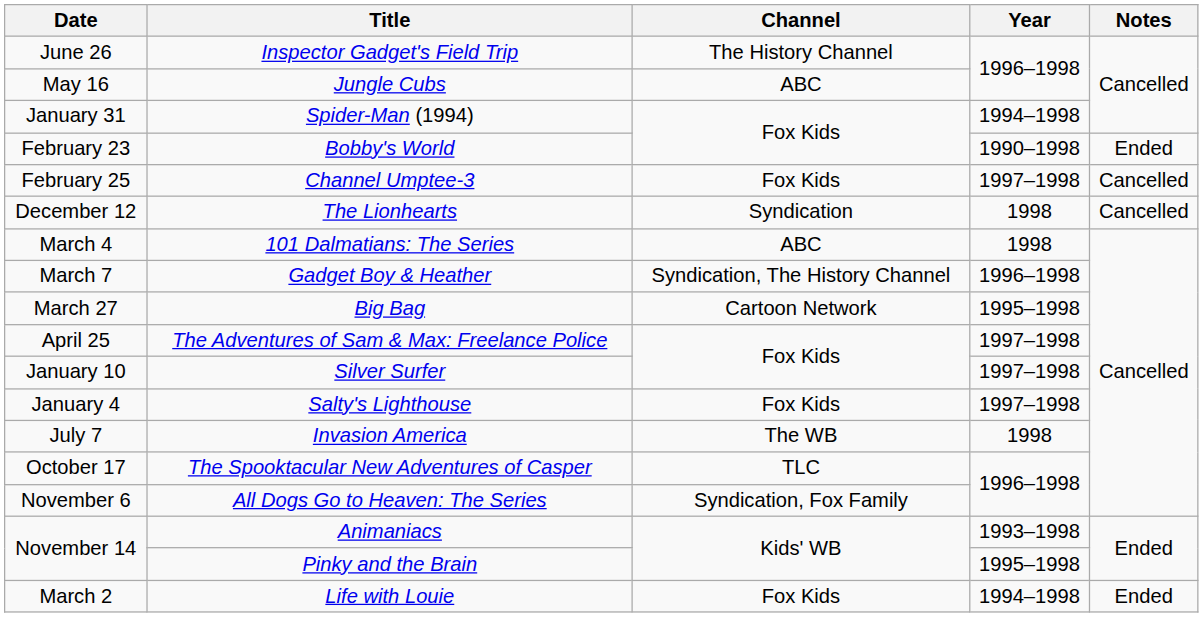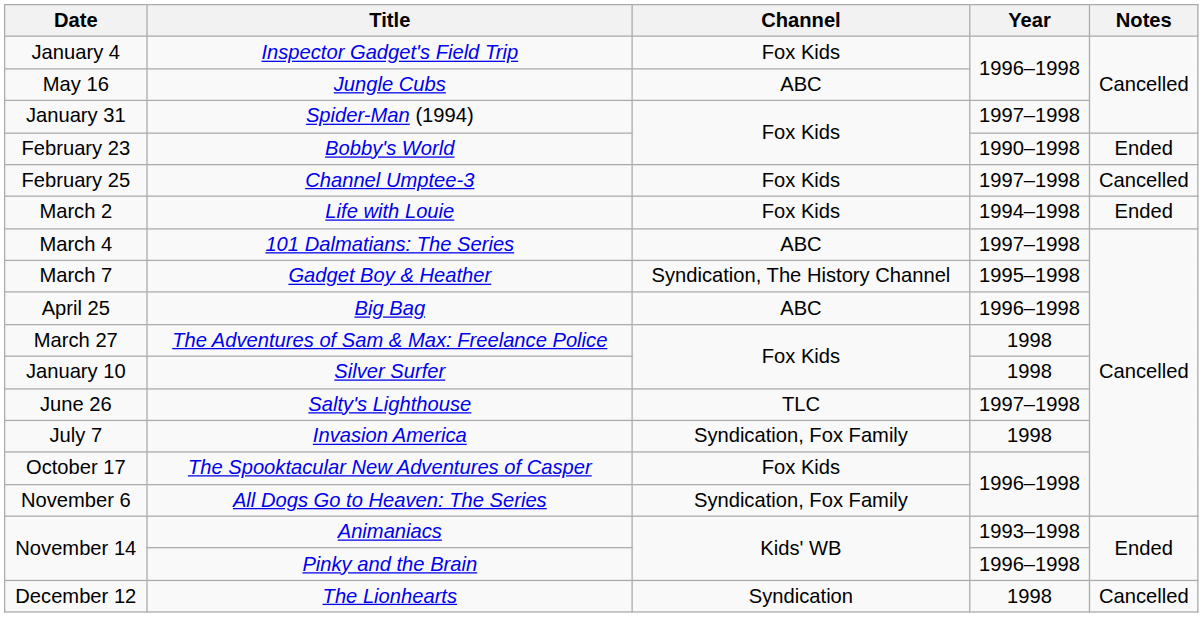(76, 52) June 26 -> (76, 52) January 4
(801, 52) The History Channel -> (801, 52) Fox Kids
(1029, 116) 1994–1998 -> (1029, 116) 1997–1998
rows swapped: (390, 595) <-> (390, 212)
(1029, 244) 1998 -> (1029, 244) 1997–1998
(1029, 276) 1996–1998 -> (1029, 276) 1995–1998
(76, 308) March 27 -> (76, 308) April 25
(801, 308) Cartoon Network -> (801, 308) ABC
(1029, 308) 1995–1998 -> (1029, 308) 1996–1998
(76, 340) April 25 -> (76, 340) March 27
(1029, 340) 1997–1998 -> (1029, 340) 1998
(1029, 372) 1997–1998 -> (1029, 372) 1998
(76, 404) January 4 -> (76, 404) June 26
(801, 404) Fox Kids -> (801, 404) TLC
(801, 436) The WB -> (801, 436) Syndication, Fox Family
(801, 468) TLC -> (801, 468) Fox Kids
(1029, 564) 1995–1998 -> (1029, 564) 1996–1998
